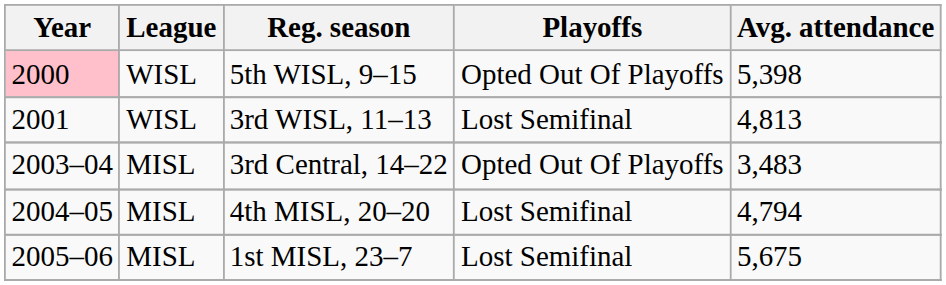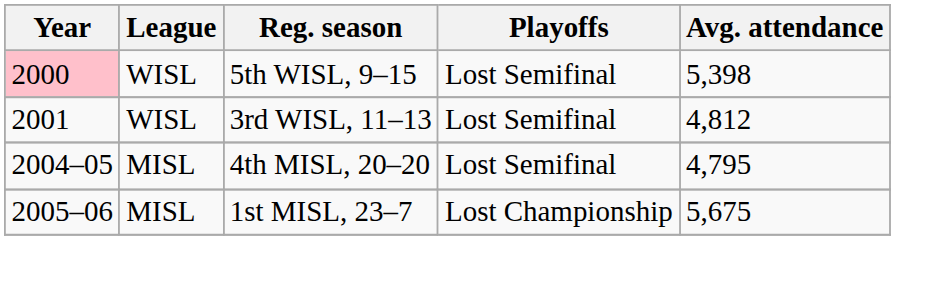(592, 73) Opted Out Of Playoffs -> (531, 73) Lost Semifinal
(769, 119) 4,813 -> (719, 119) 4,812
- row: (339, 165)
(769, 211) 4,794 -> (719, 165) 4,795
(547, 257) Lost Semifinal -> (559, 211) Lost Championship
